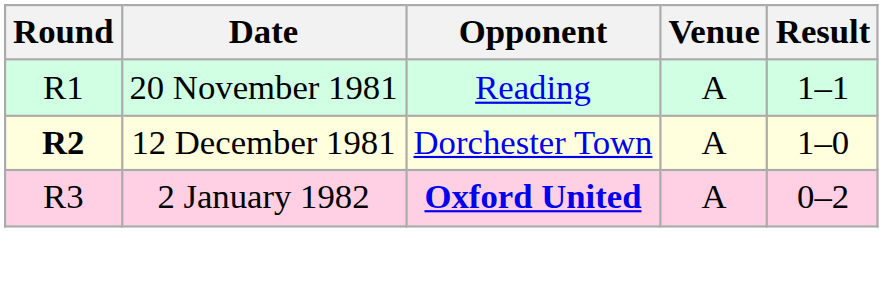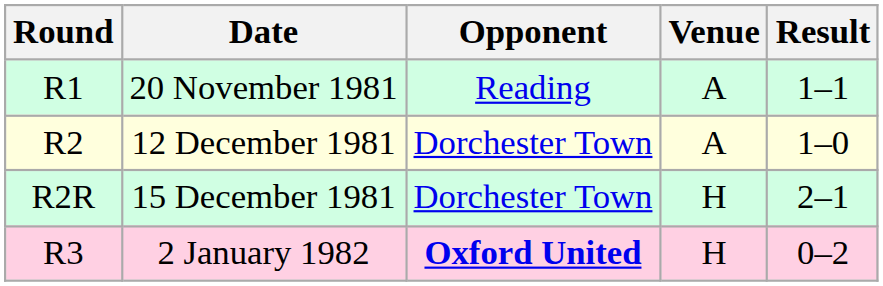(63, 142) bold -> (63, 142) normal
+ row: (263, 197)
(714, 197) A -> (714, 252) H
